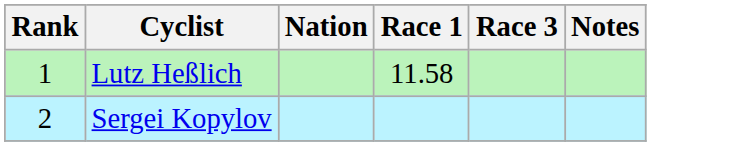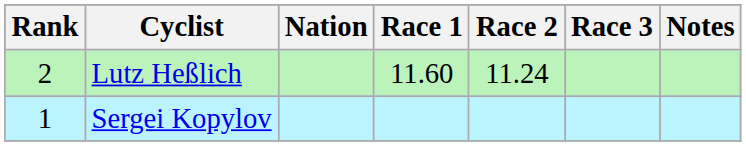+ column: (517, 27)
(45, 72) 1 -> (45, 72) 2
(422, 72) 11.58 -> (422, 72) 11.60
(45, 118) 2 -> (45, 118) 1
